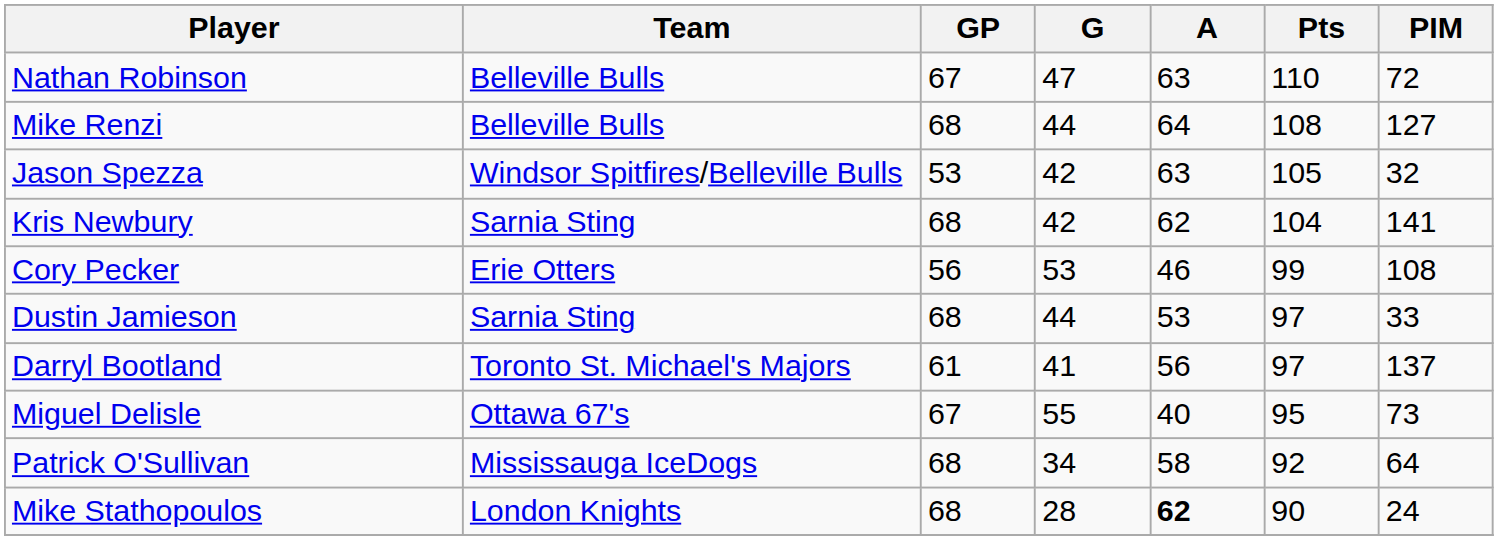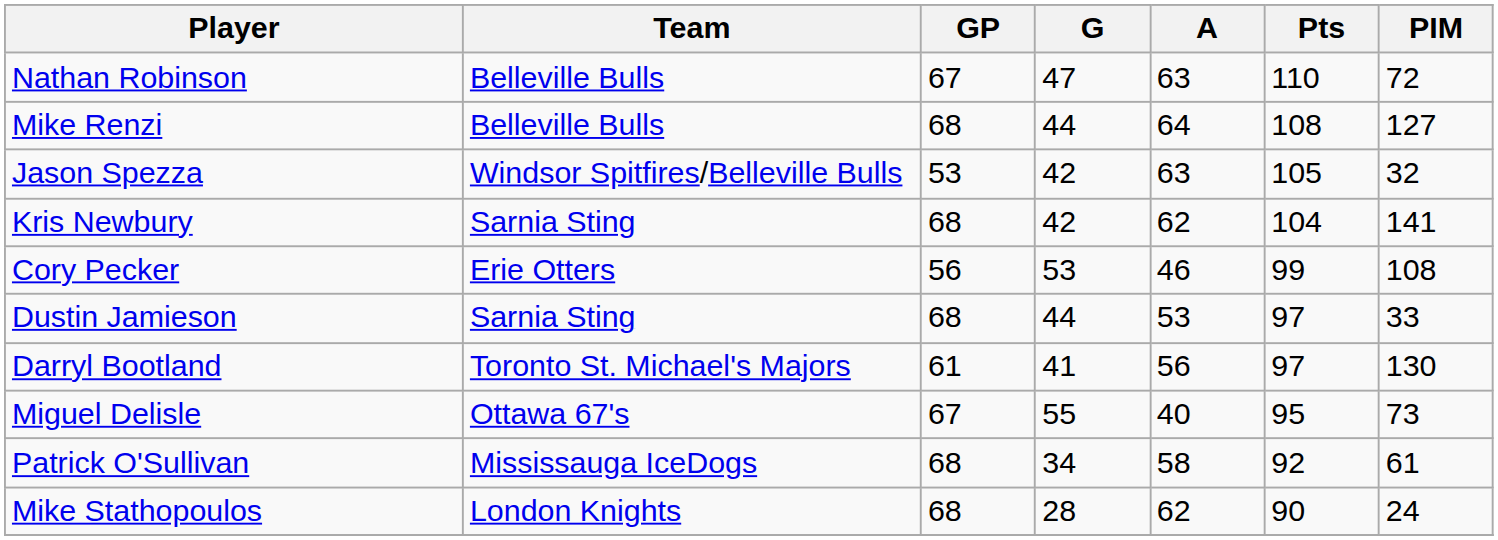(1411, 366) 137 -> (1411, 366) 130
(1403, 462) 64 -> (1403, 462) 61
(1174, 510) bold -> (1174, 510) normal
